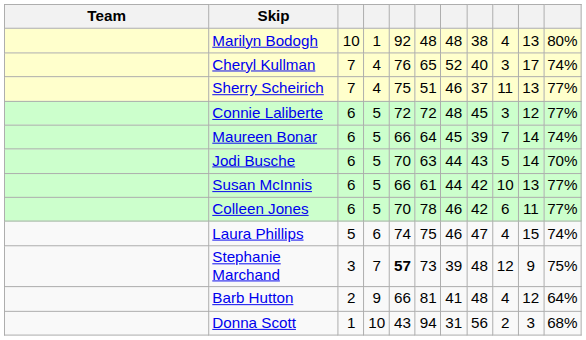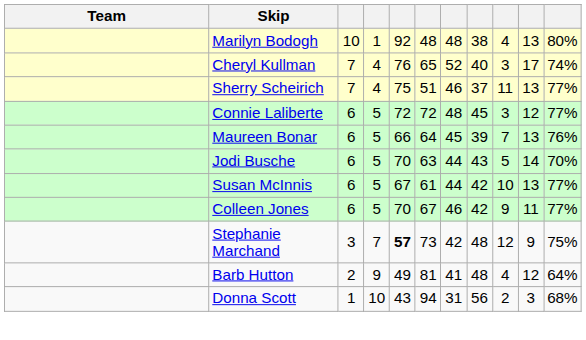(531, 137) 14 -> (531, 137) 13
(562, 137) 74% -> (562, 137) 76%
(402, 185) 66 -> (402, 185) 67
(428, 209) 78 -> (428, 209) 67
(505, 209) 6 -> (505, 209) 9
- row: (258, 233)
(454, 266) 39 -> (454, 242) 42
(402, 298) 66 -> (402, 274) 49
